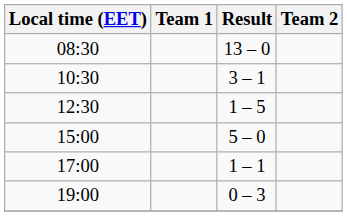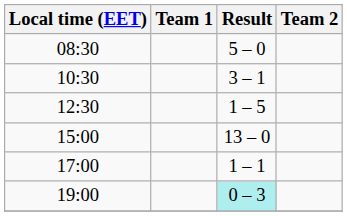(247, 48) 13 – 0 -> (247, 48) 5 – 0
(247, 136) 5 – 0 -> (247, 136) 13 – 0
(247, 195) no background -> (247, 195) paleturquoise background
